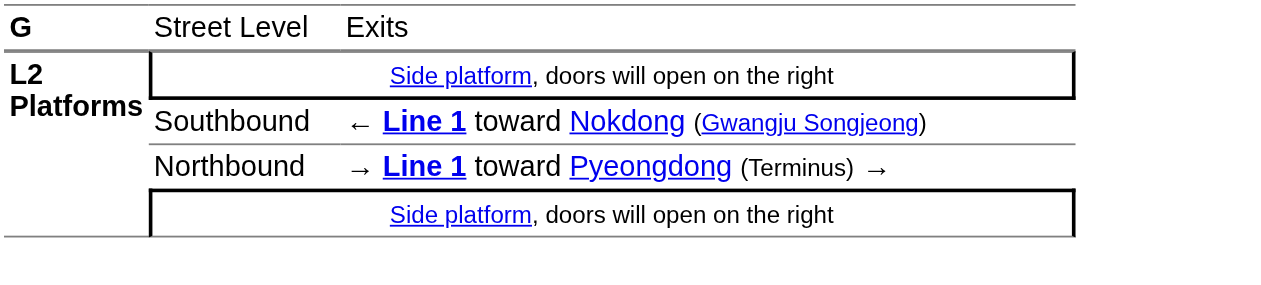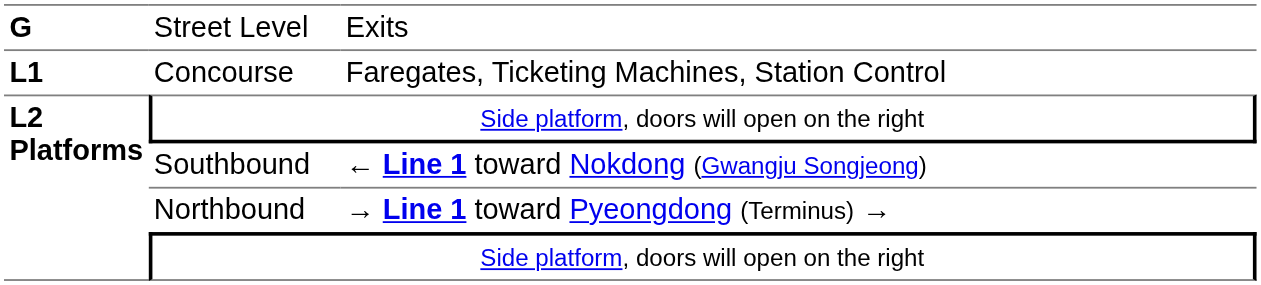+ row: (224, 72)
